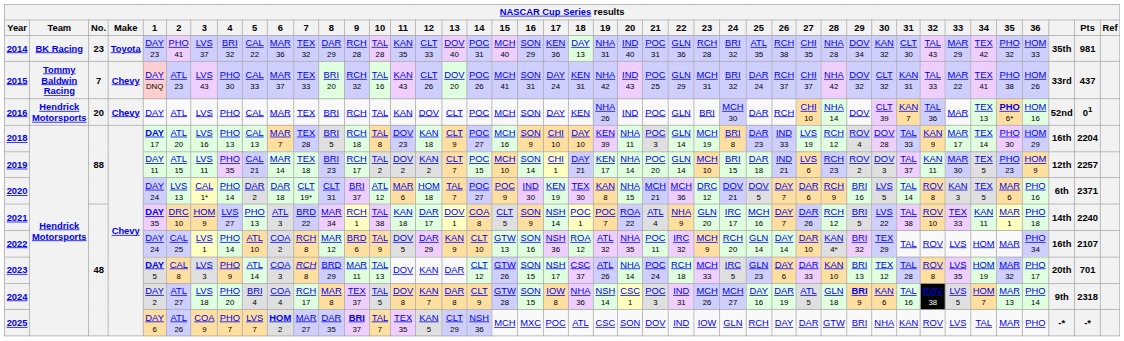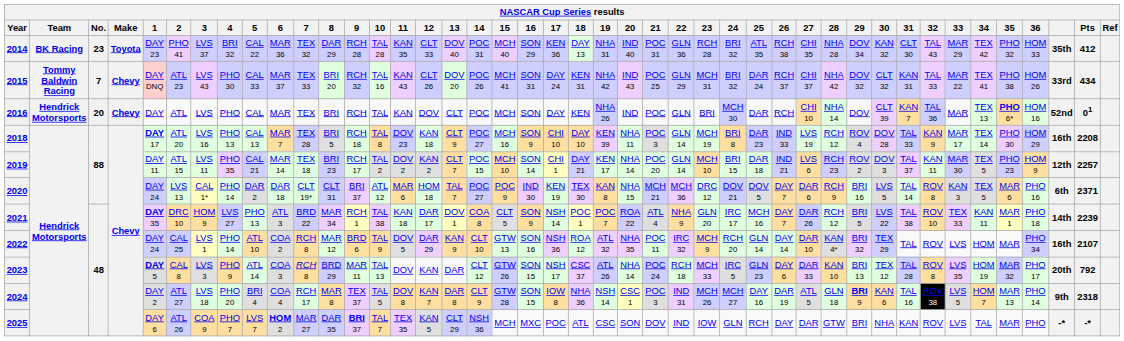(1088, 48) 981 -> (1088, 48) 412
(1088, 80) 437 -> (1088, 80) 434
(1088, 138) 2204 -> (1088, 138) 2208
(1088, 217) 2240 -> (1088, 217) 2239
(1088, 270) 701 -> (1088, 270) 792
